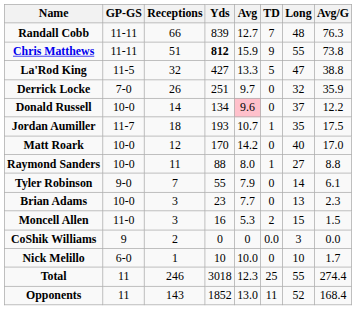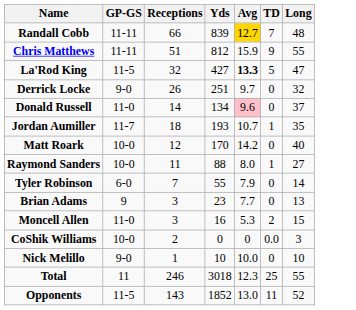- column: (333, 13)
(247, 32) no background -> (247, 32) gold background
(220, 51) bold -> (220, 51) normal
(247, 70) normal -> (247, 70) bold
(124, 88) 7-0 -> (124, 88) 9-0
(124, 107) 10-0 -> (124, 107) 11-0
(124, 182) 9-0 -> (124, 182) 6-0
(124, 201) 10-0 -> (124, 201) 9
(124, 239) 9 -> (124, 239) 10-0
(124, 257) 6-0 -> (124, 257) 9-0
(124, 295) 11 -> (124, 295) 11-5
